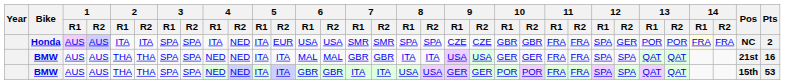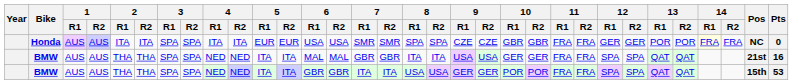(240, 42) NED -> (240, 42) ITA
(262, 42) ITA -> (265, 42) EUR
(603, 42) SPA -> (610, 42) GER
(770, 42) 2 -> (778, 42) 0
